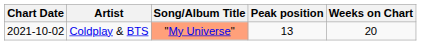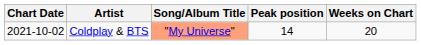(287, 31) 13 -> (287, 31) 14
